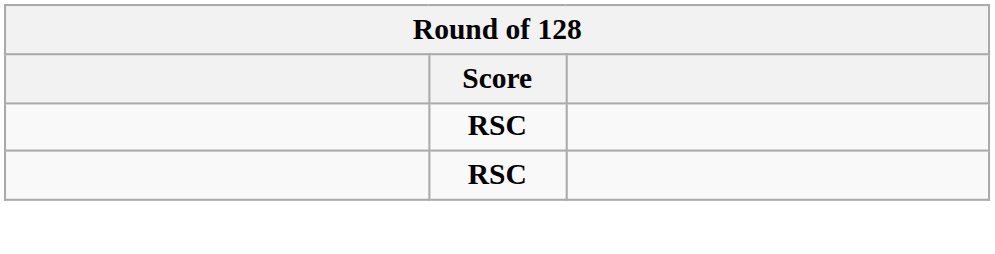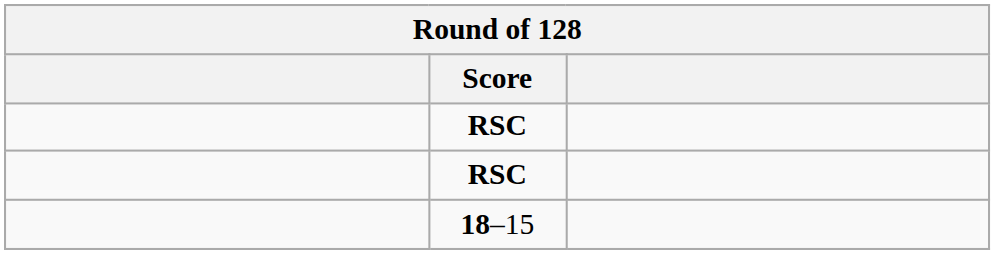+ row: (217, 225)
